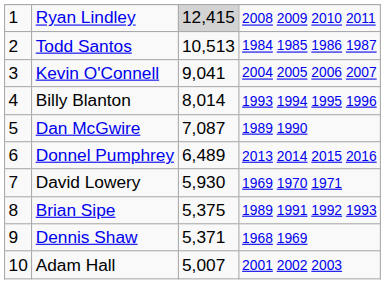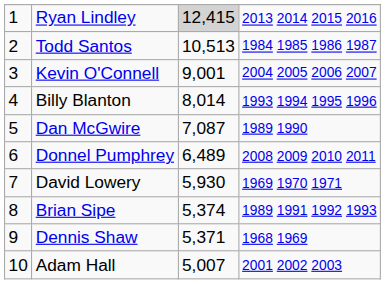(309, 18) 2008 2009 2010 2011 -> (309, 18) 2013 2014 2015 2016
(204, 73) 9,041 -> (204, 73) 9,001
(309, 155) 2013 2014 2015 2016 -> (309, 155) 2008 2009 2010 2011
(204, 210) 5,375 -> (204, 210) 5,374
